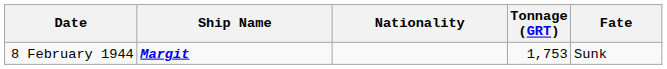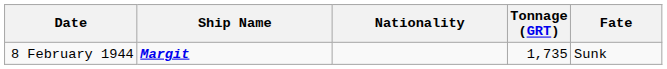(547, 54) 1,753 -> (547, 54) 1,735
